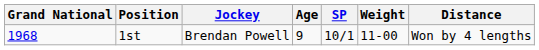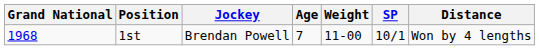columns swapped: (383, 15) <-> (339, 15)
(300, 35) 9 -> (300, 35) 7
